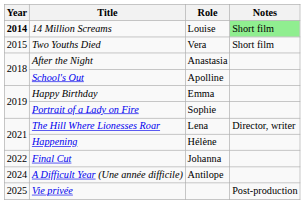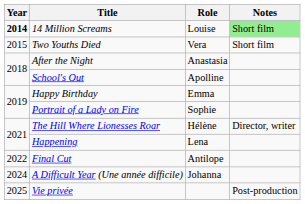(198, 126) Lena -> (202, 126) Hélène
(202, 142) Hélène -> (198, 142) Lena
(204, 158) Johanna -> (206, 158) Antilope
(206, 175) Antilope -> (204, 175) Johanna
